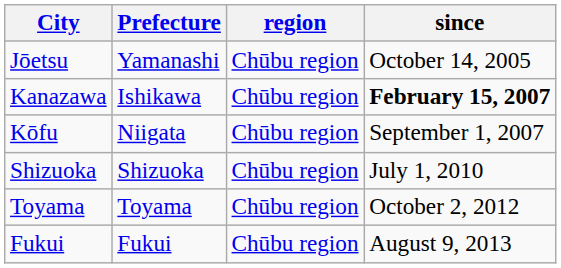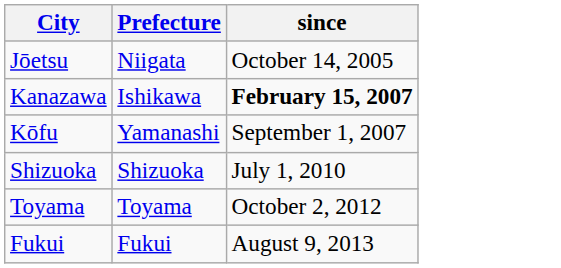- column: (295, 22)
(168, 59) Yamanashi -> (152, 59) Niigata
(152, 133) Niigata -> (168, 133) Yamanashi
